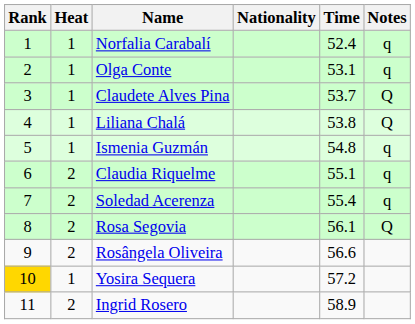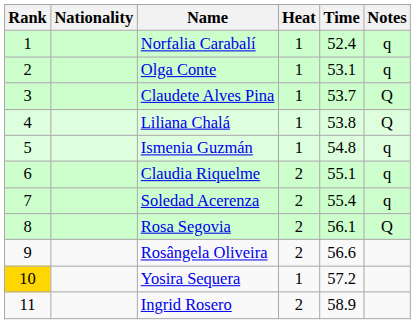columns swapped: (71, 17) <-> (276, 17)
